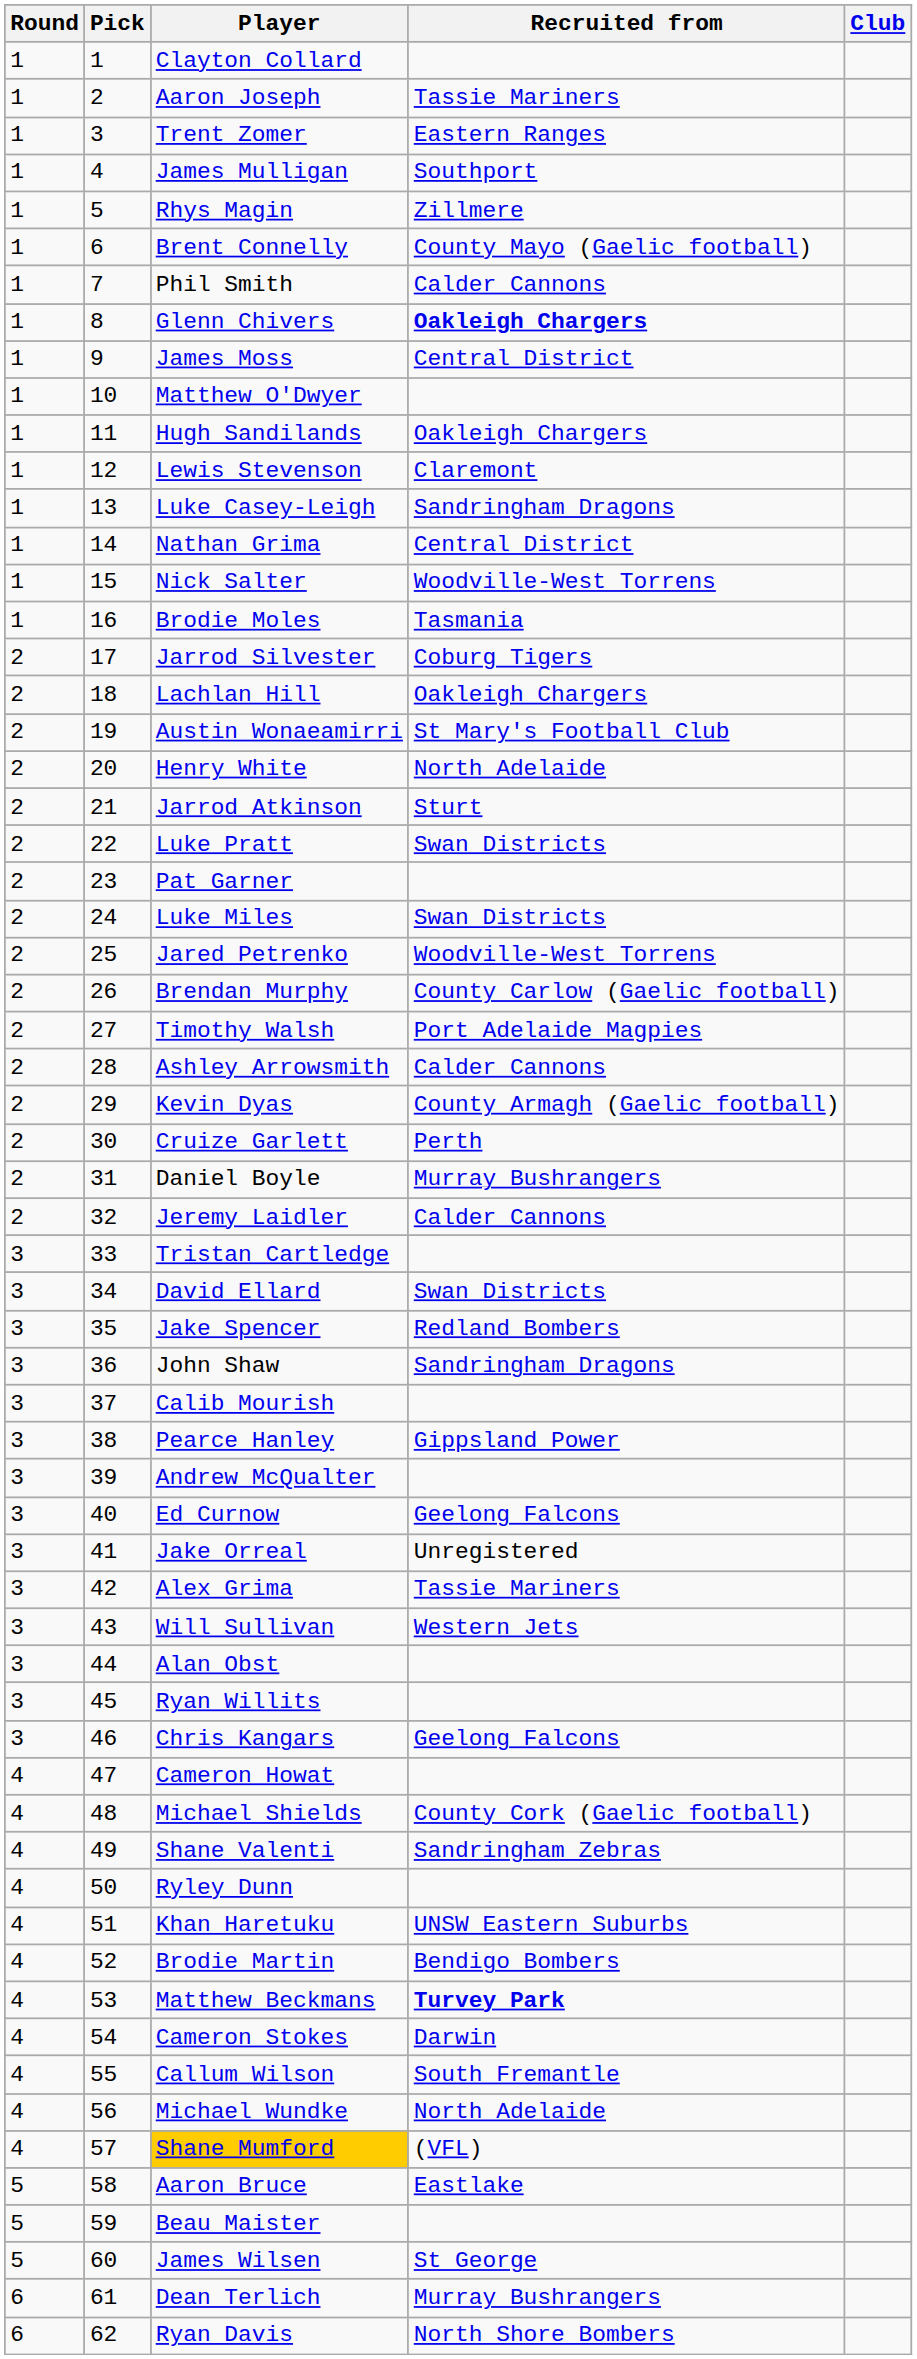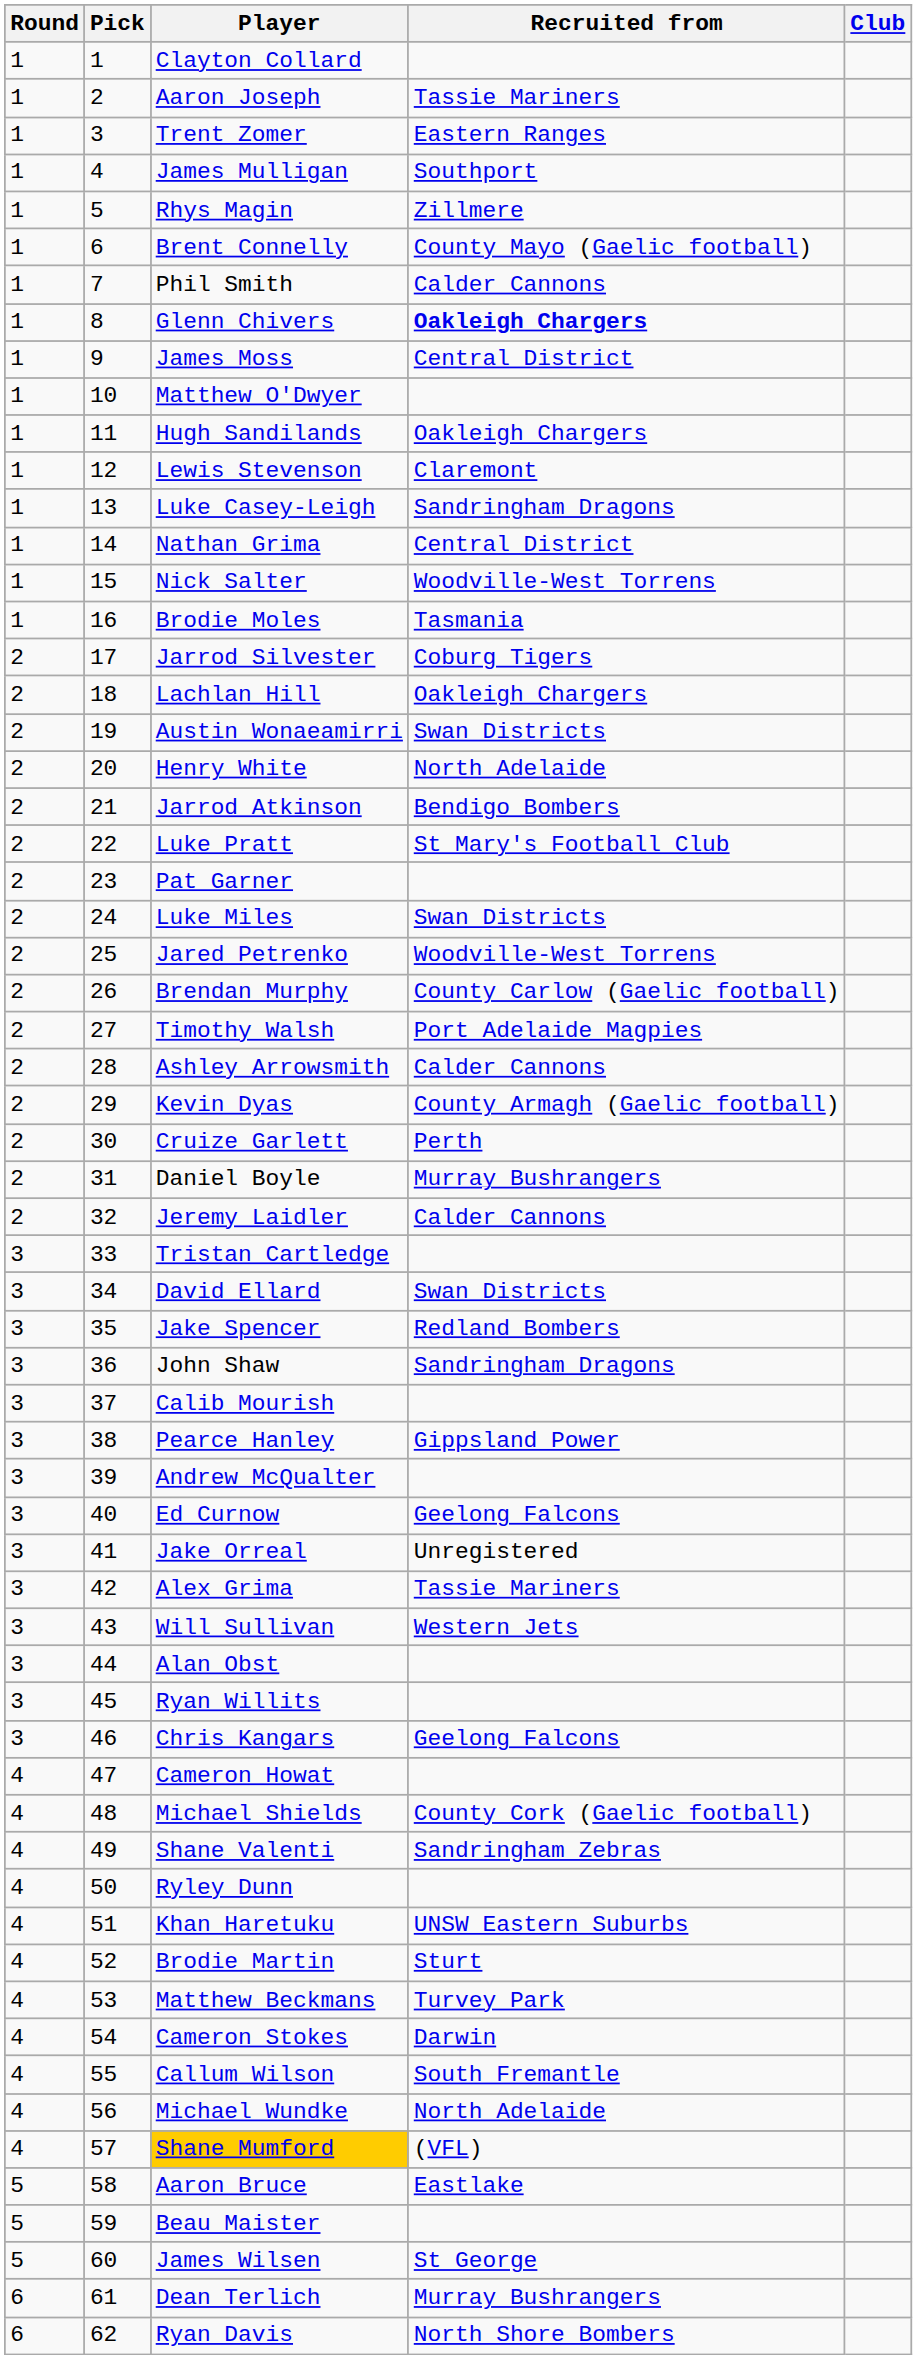(572, 732) St Mary's Football Club -> (510, 732) Swan Districts
(448, 807) Sturt -> (517, 807) Bendigo Bombers
(510, 844) Swan Districts -> (572, 844) St Mary's Football Club
(517, 1963) Bendigo Bombers -> (448, 1963) Sturt
(489, 2000) bold -> (489, 2000) normal
